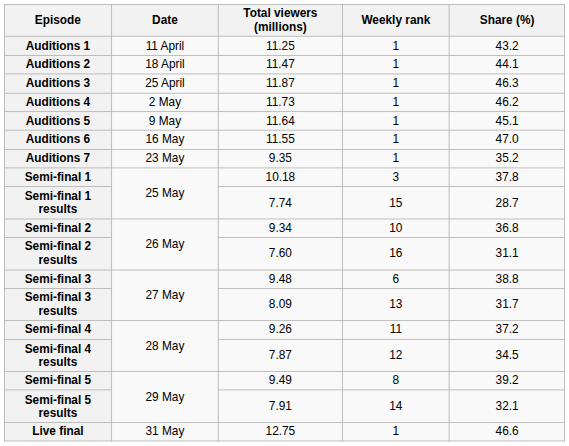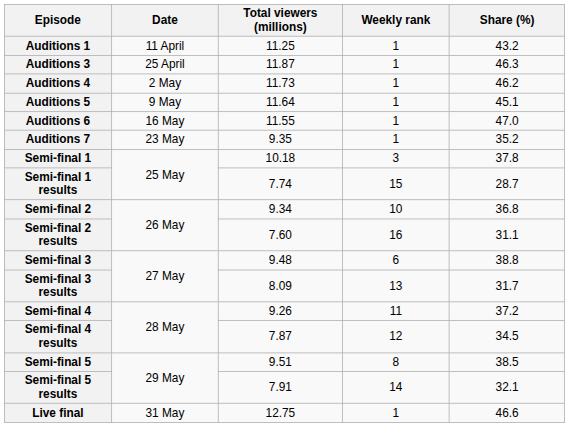- row: (58, 64)
(280, 380) 9.49 -> (280, 362) 9.51
(507, 380) 39.2 -> (507, 362) 38.5
